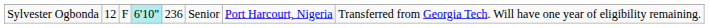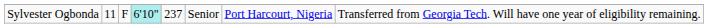(110, 14) 12 -> (110, 14) 11
(174, 14) 236 -> (173, 14) 237
